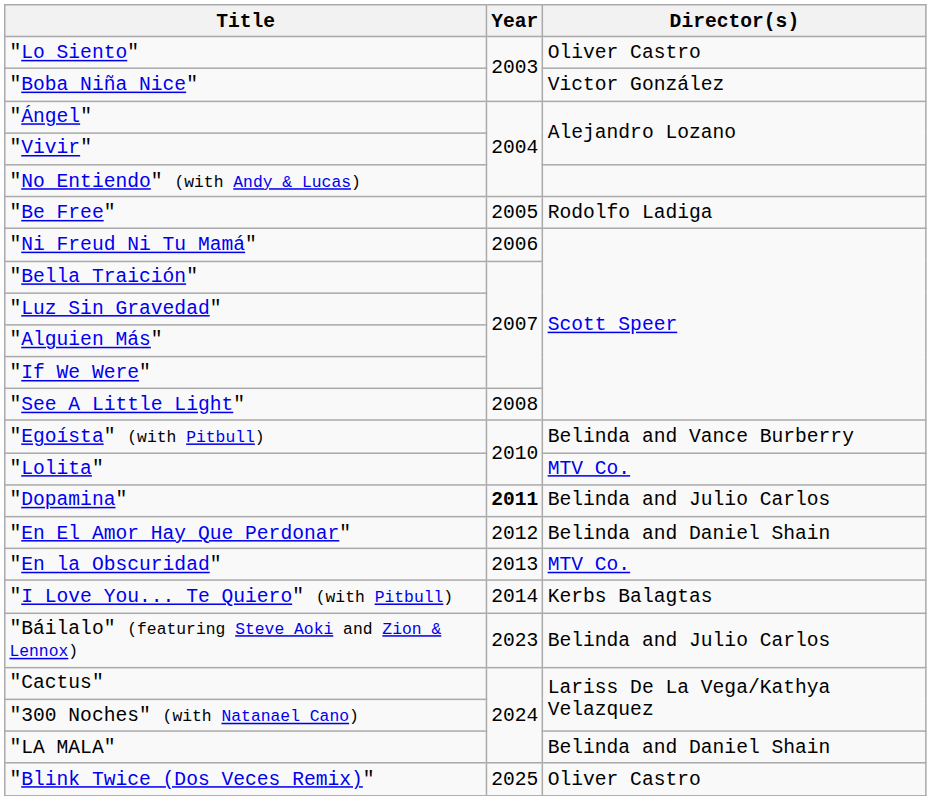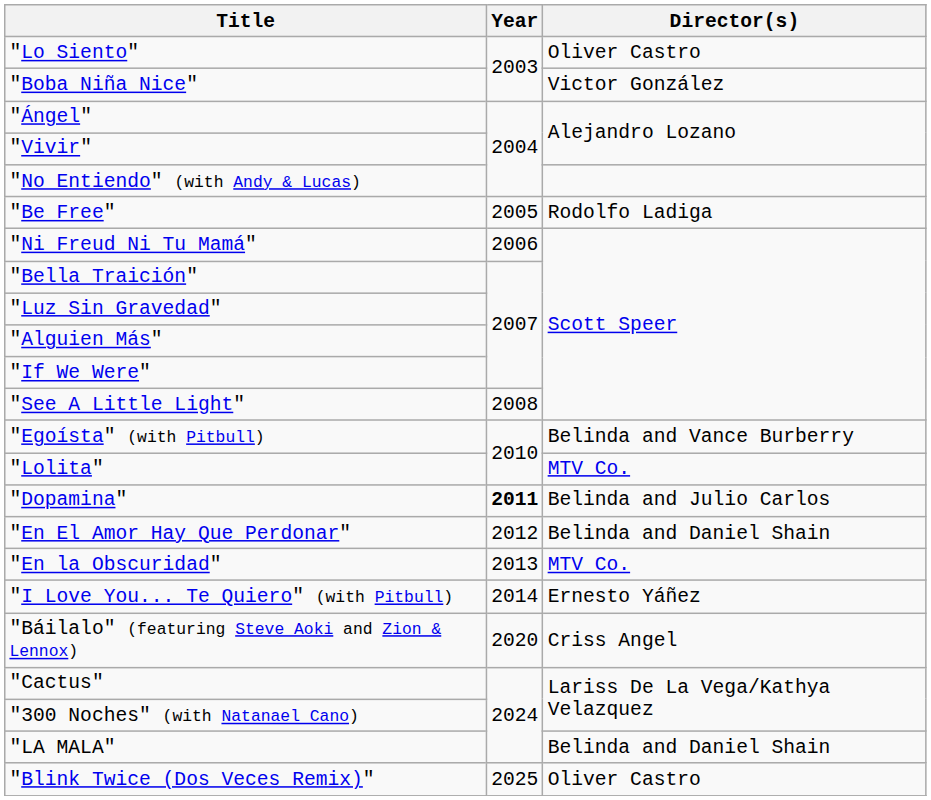(630, 597) Kerbs Balagtas -> (624, 597) Ernesto Yáñez
(515, 640) 2023 -> (515, 640) 2020
(689, 640) Belinda and Julio Carlos -> (612, 640) Criss Angel
